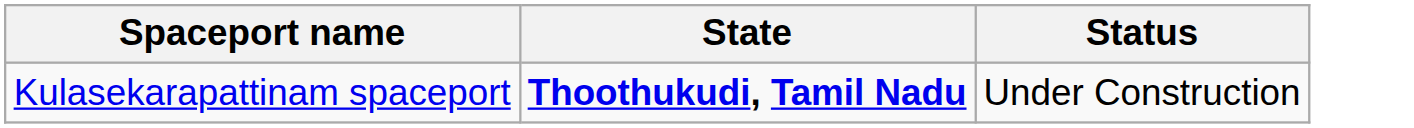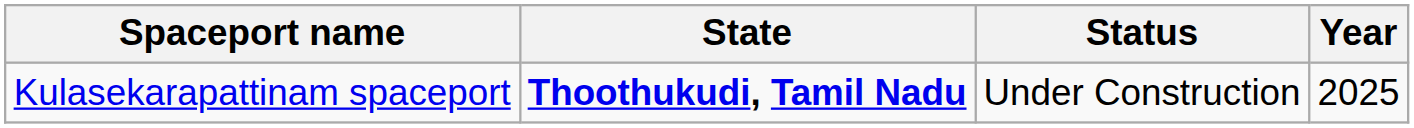+ column: (1358, 33)
